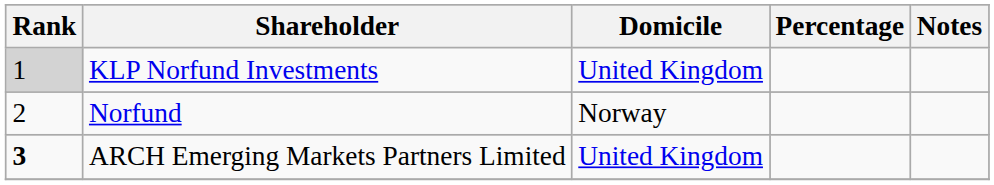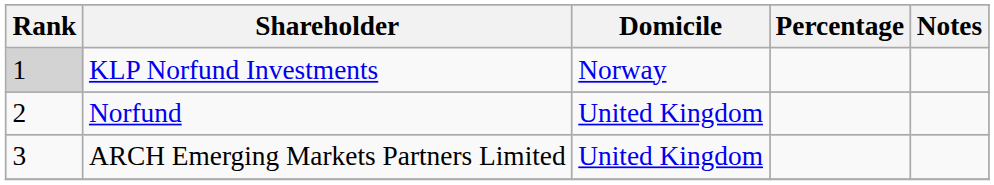(671, 69) United Kingdom -> (622, 69) Norway
(622, 112) Norway -> (671, 112) United Kingdom
(19, 156) bold -> (19, 156) normal
